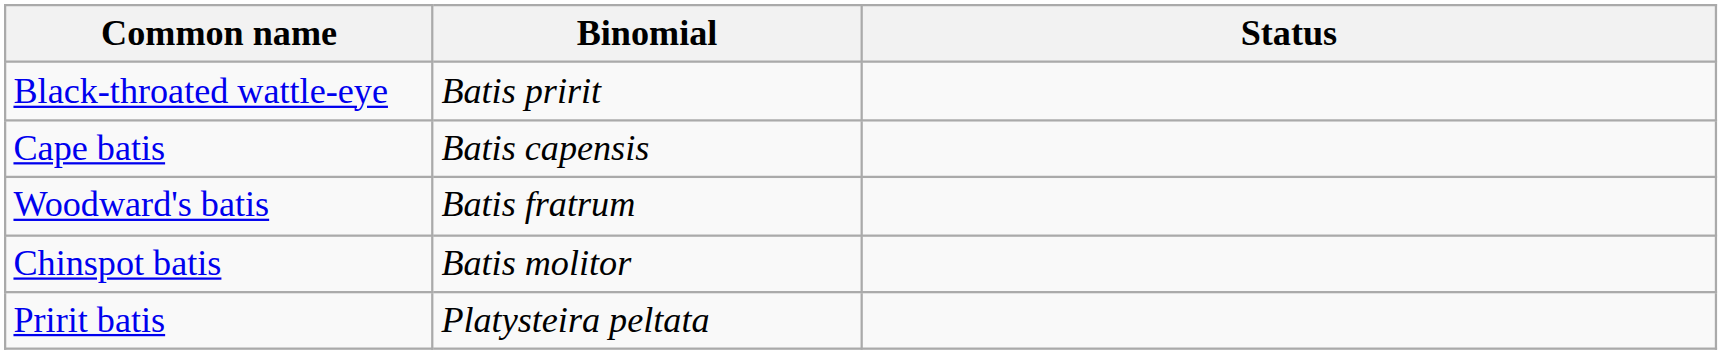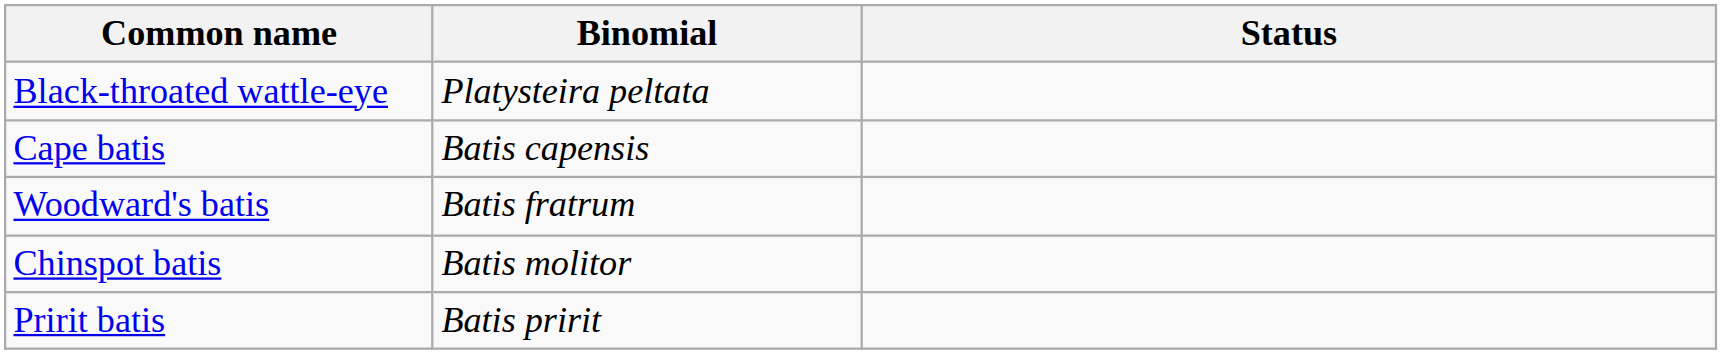(521, 90) Batis pririt -> (575, 90) Platysteira peltata
(575, 319) Platysteira peltata -> (521, 319) Batis pririt
